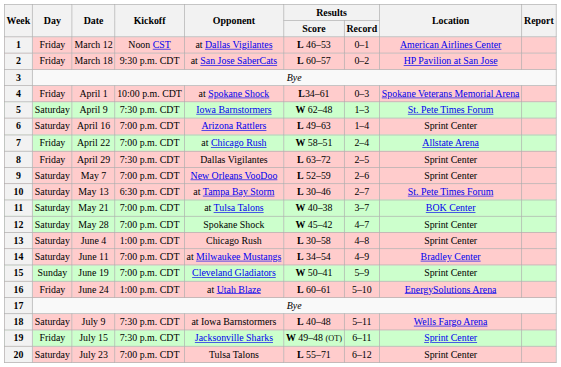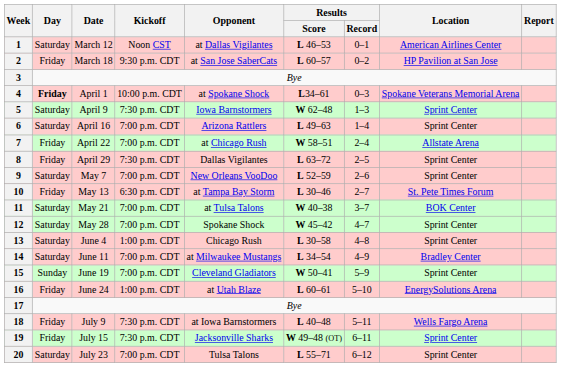(52, 45) Friday -> (52, 45) Saturday
(52, 94) normal -> (52, 94) bold
(451, 110) St. Pete Times Forum -> (451, 110) Sprint Center
(52, 192) Saturday -> (52, 192) Friday
(52, 322) Saturday -> (52, 322) Friday
